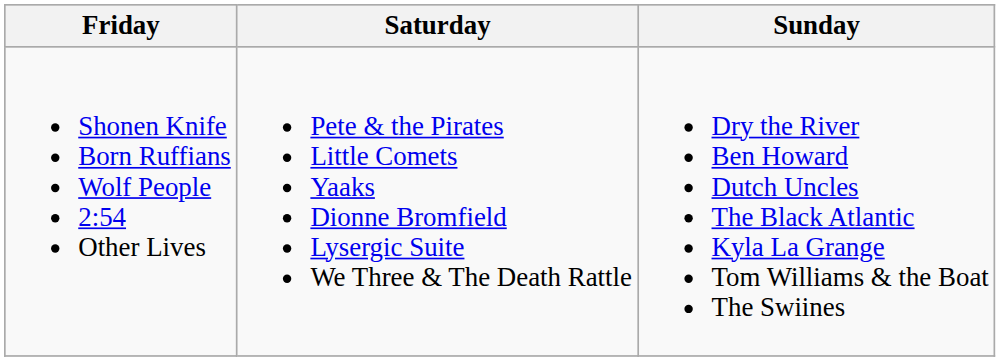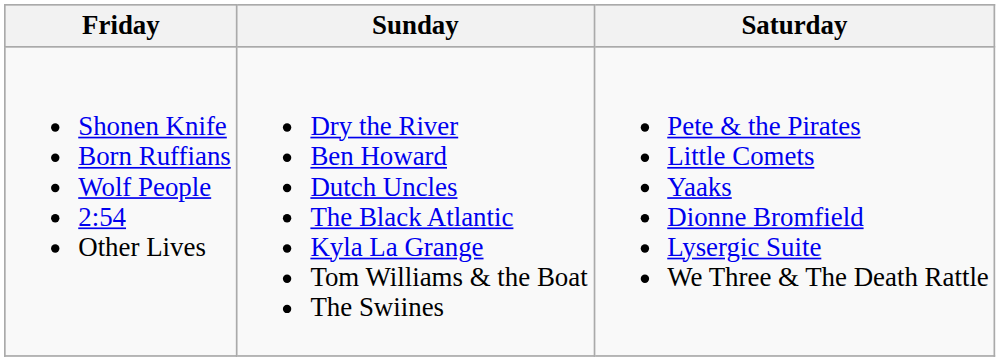columns swapped: (438, 25) <-> (817, 25)
